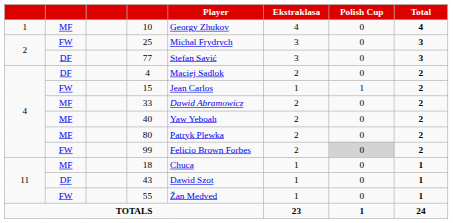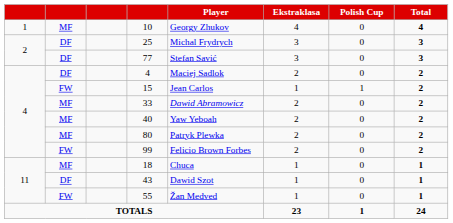(66, 42) FW -> (66, 42) DF
(362, 149) lightgrey background -> (362, 149) no background
